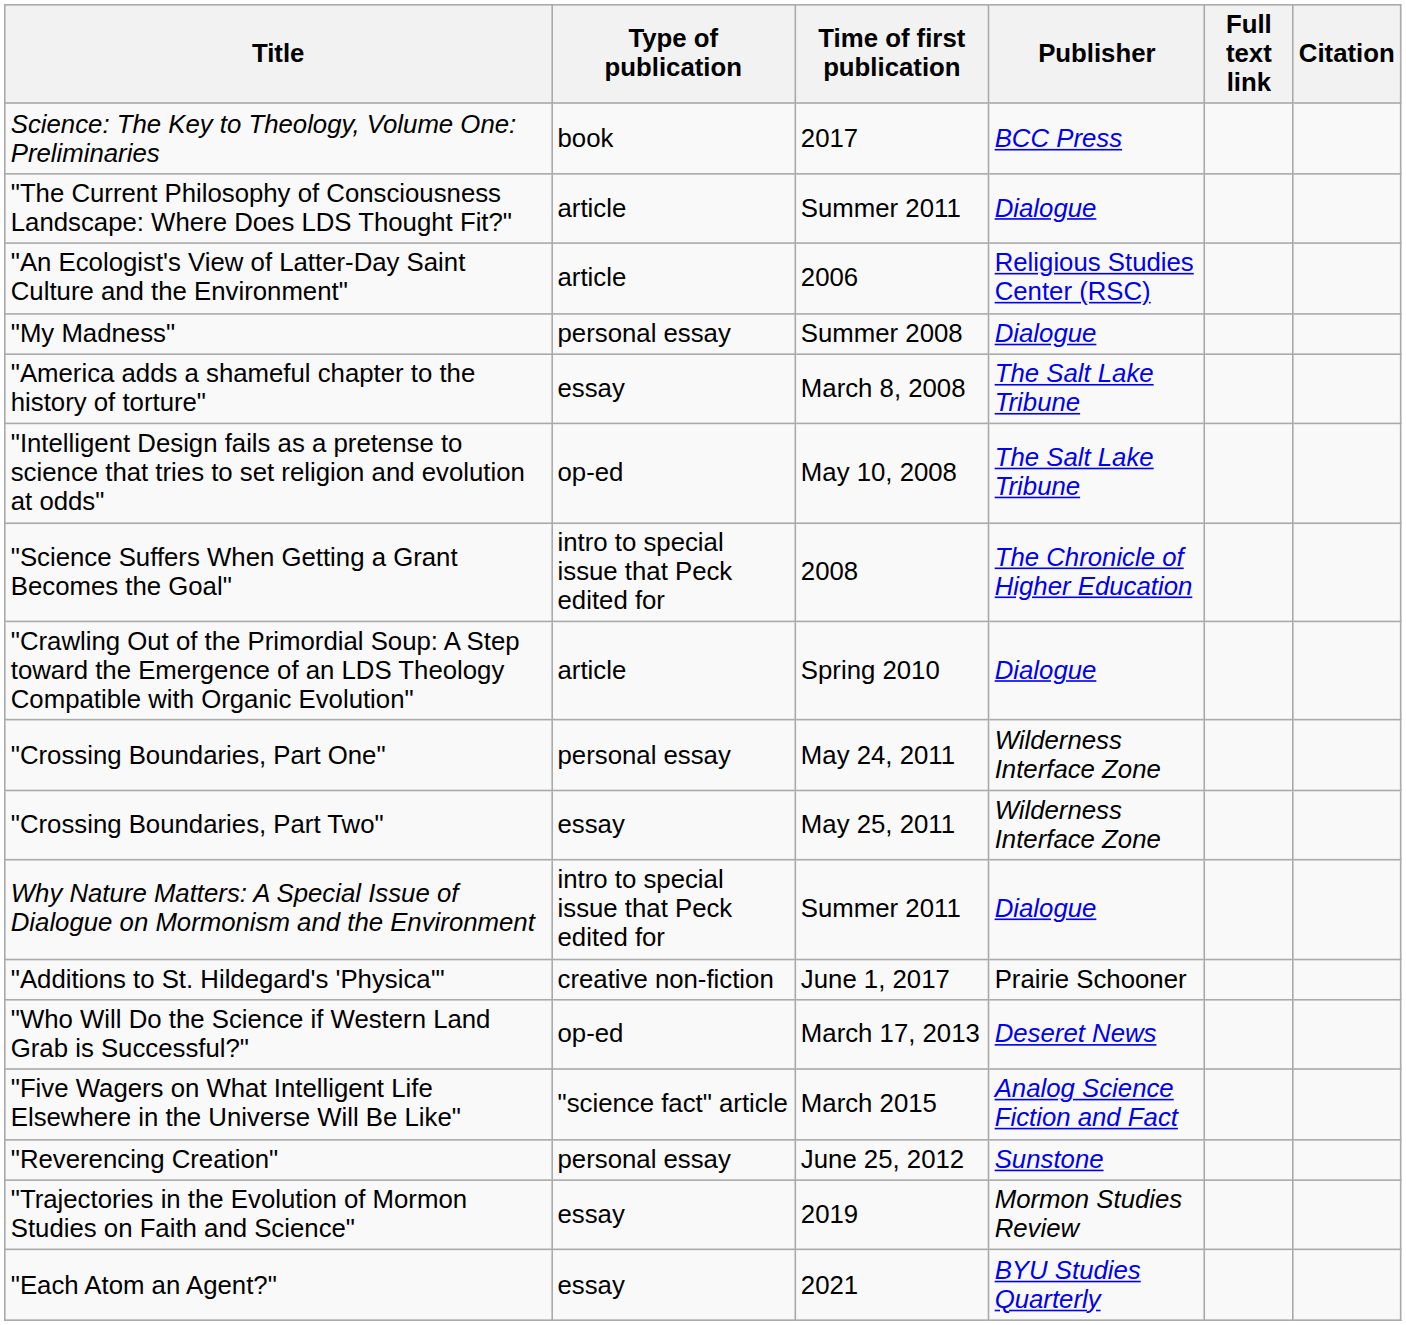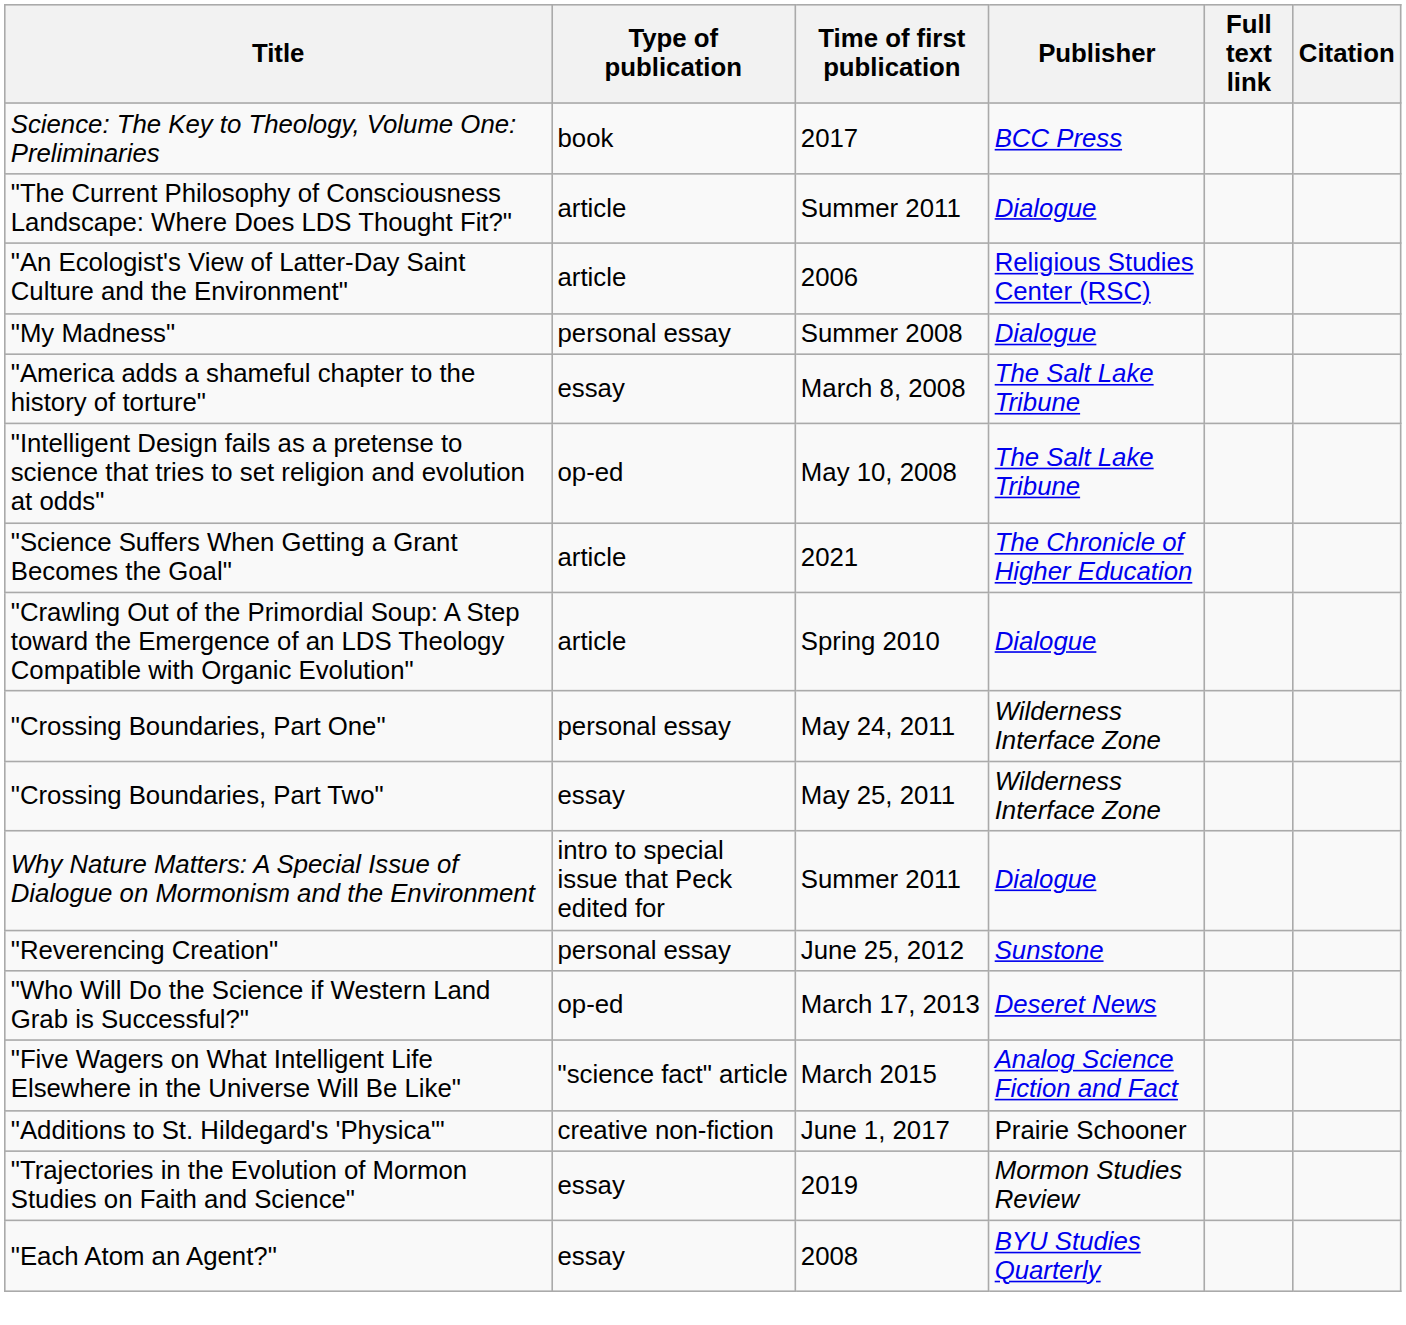(645, 571) intro to special issue that Peck edited for -> (592, 557) article
(830, 571) 2008 -> (830, 557) 2021
rows swapped: (144, 1159) <-> (228, 978)
(830, 1284) 2021 -> (830, 1255) 2008
